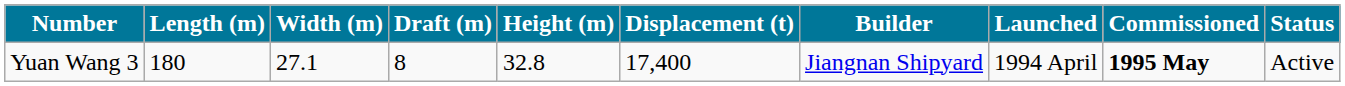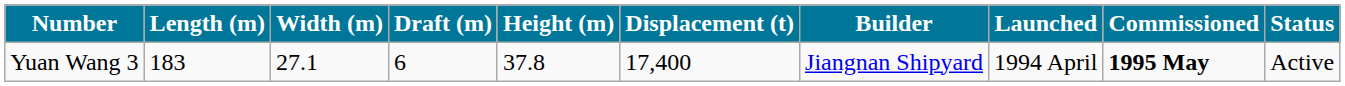(168, 61) 180 -> (168, 61) 183
(400, 61) 8 -> (400, 61) 6
(524, 61) 32.8 -> (524, 61) 37.8
